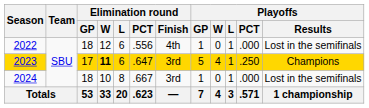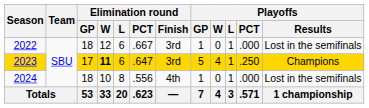(143, 45) .556 -> (143, 45) .667
(173, 45) 4th -> (173, 45) 3rd
(143, 78) .667 -> (143, 78) .556
(173, 78) 3rd -> (173, 78) 4th
